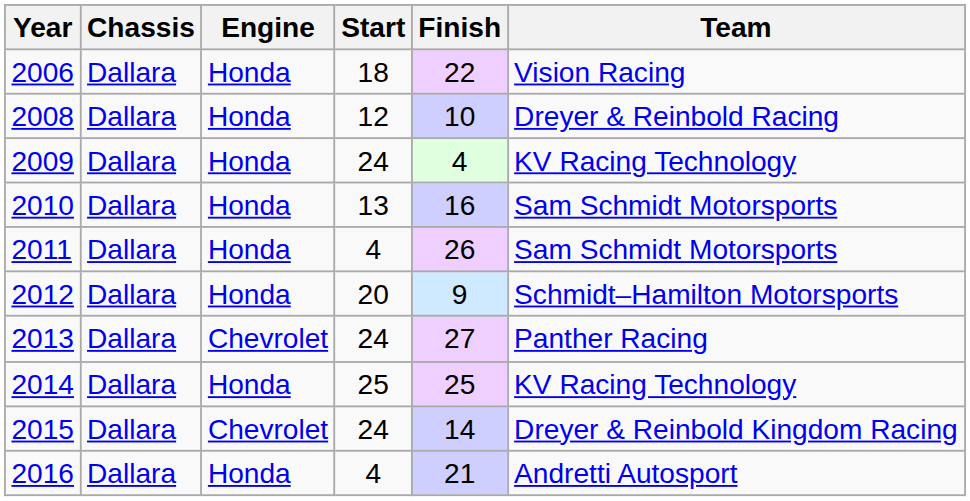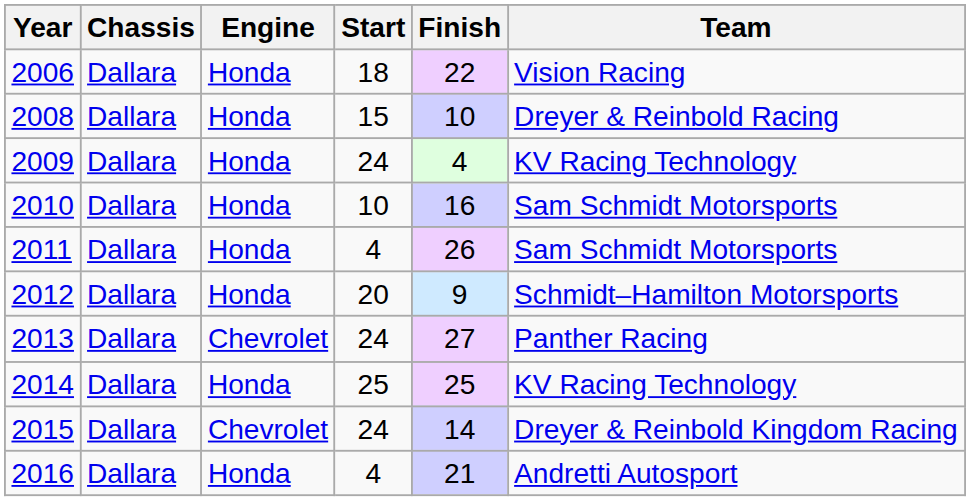(373, 116) 12 -> (373, 116) 15
(373, 205) 13 -> (373, 205) 10
